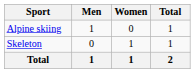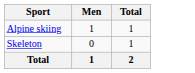- column: (131, 12)
